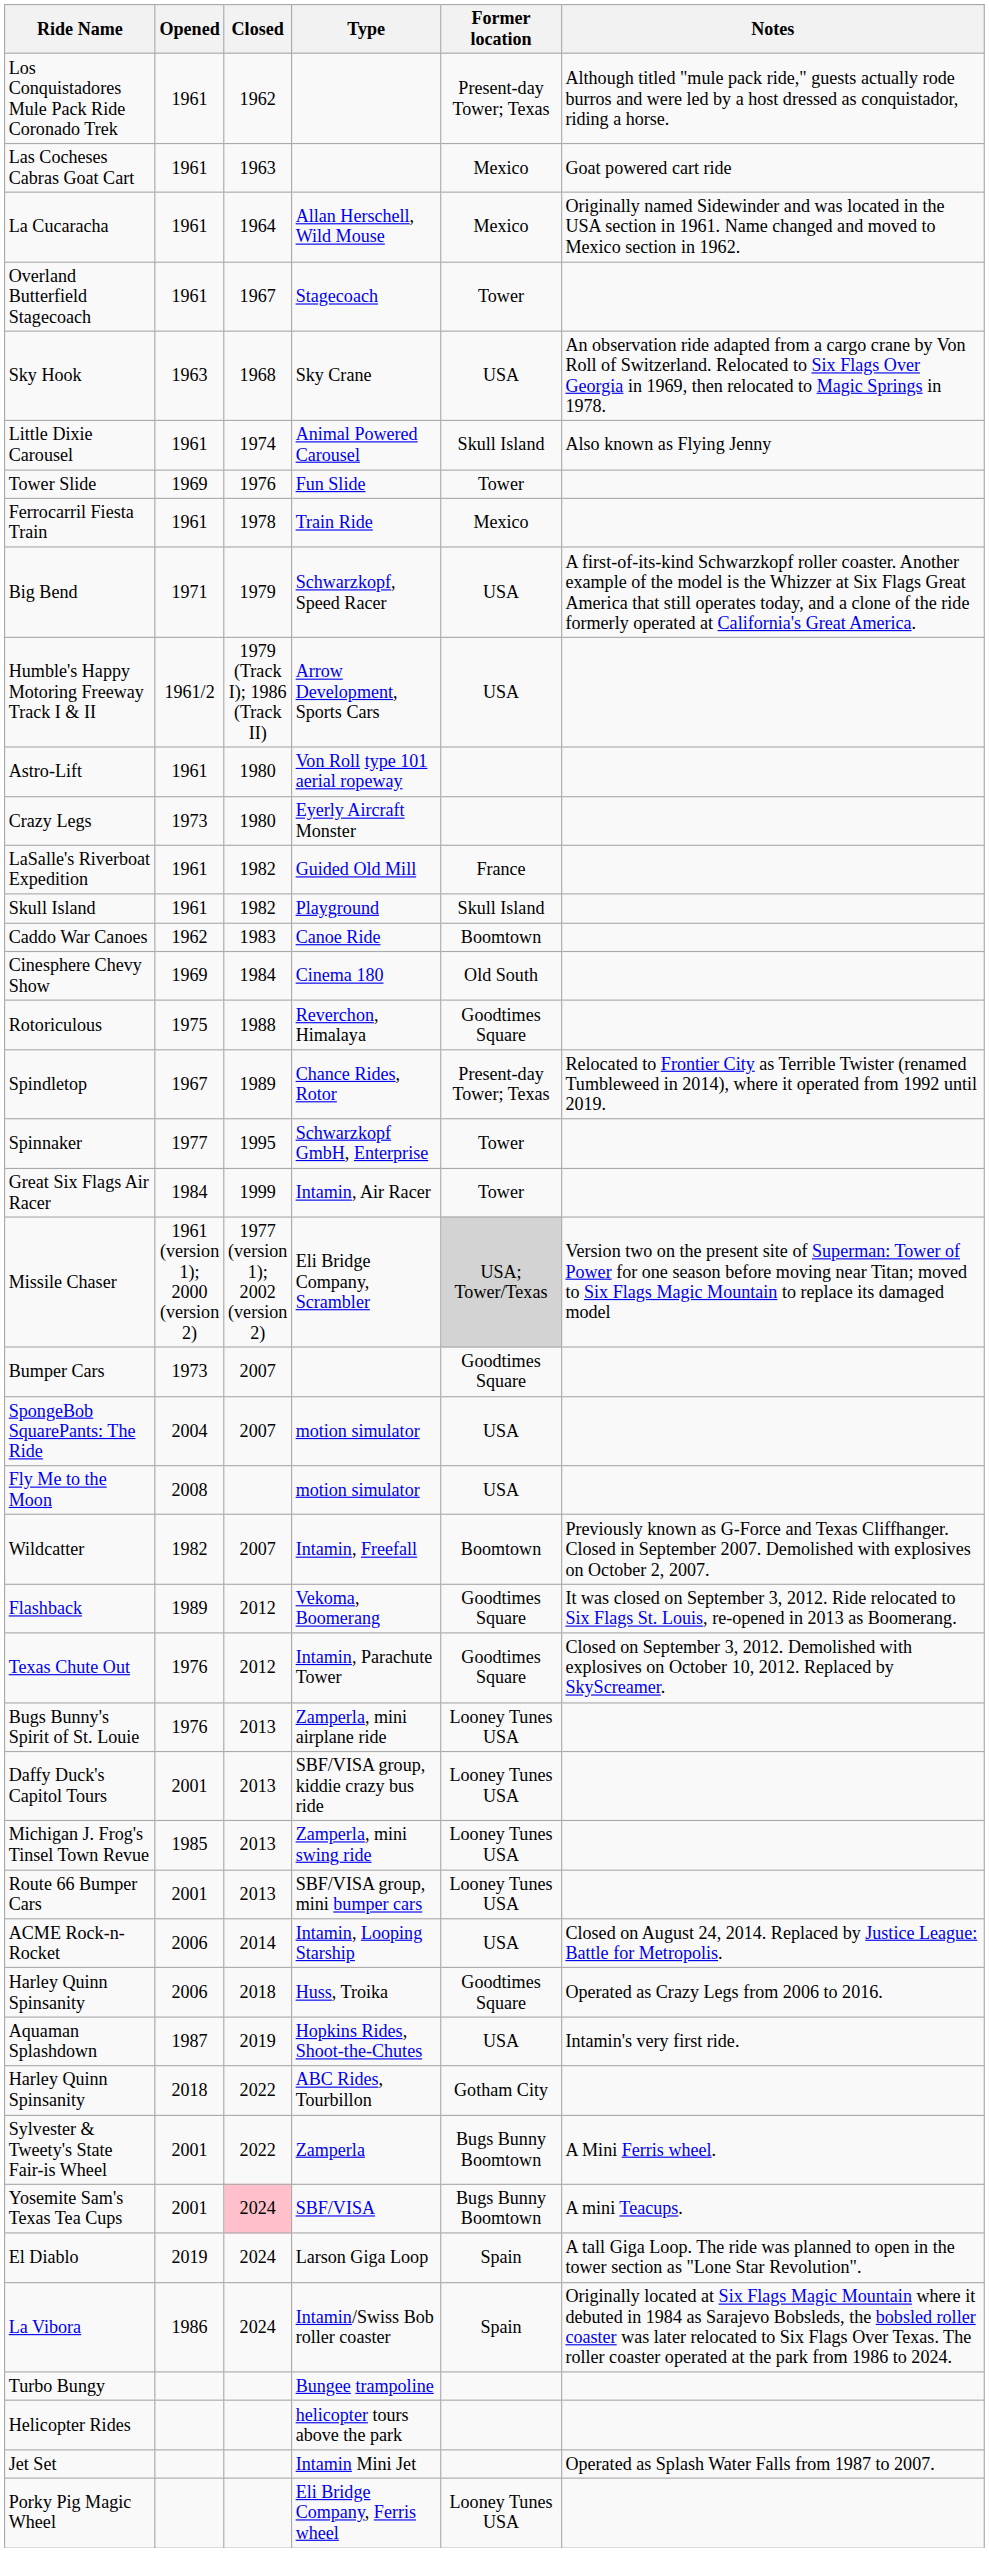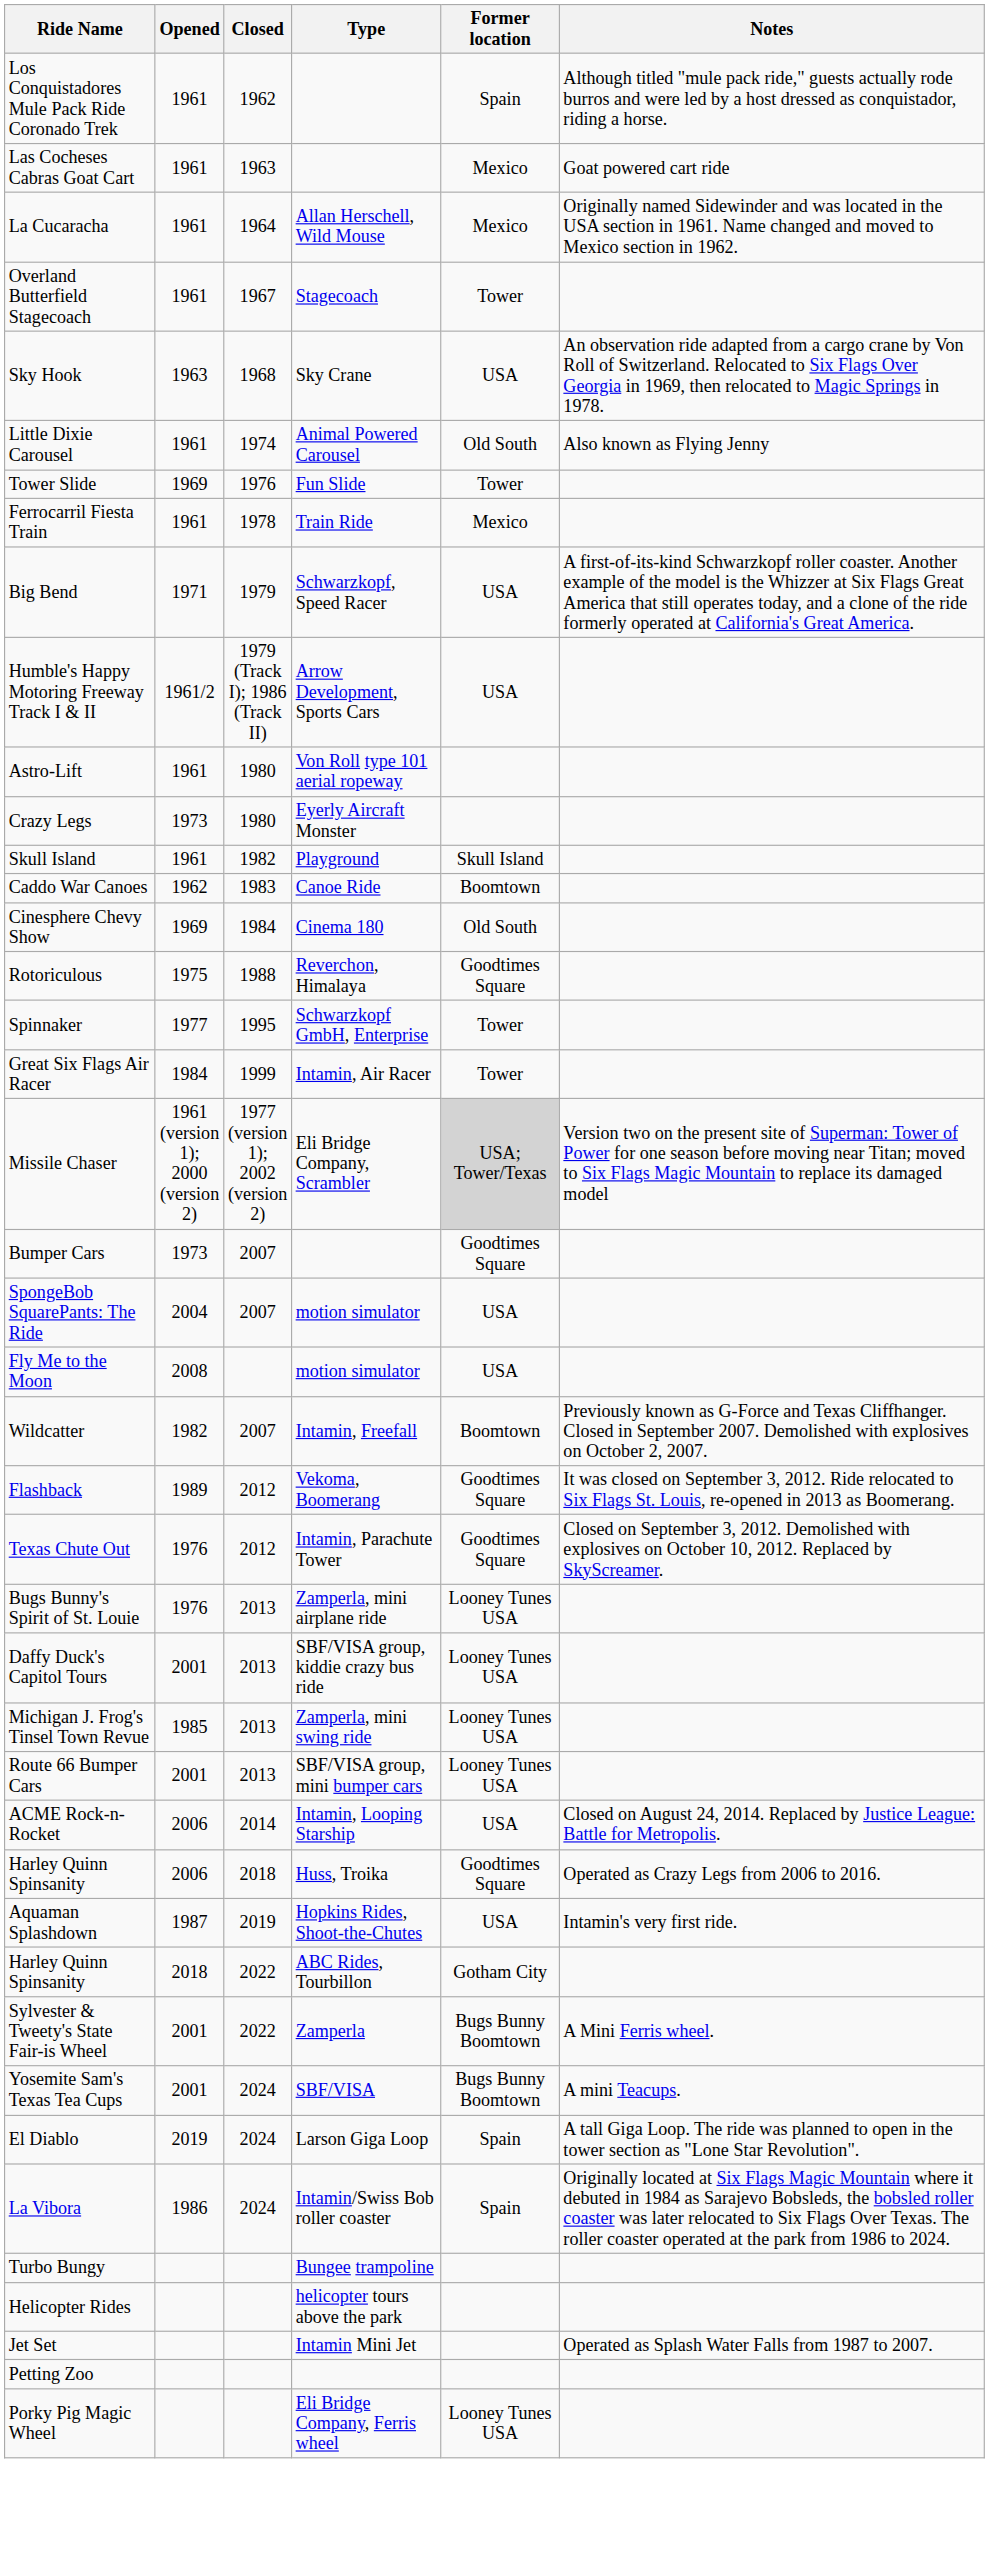(501, 98) Present-day Tower; Texas -> (500, 98) Spain
(501, 445) Skull Island -> (500, 445) Old South
- row: (79, 869)
- row: (48, 1084)
(258, 2208) pink background -> (258, 2090) no background
+ row: (51, 2374)
